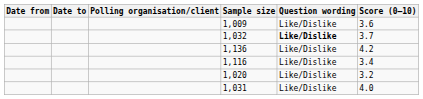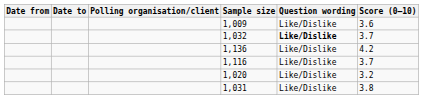(366, 62) 3.4 -> (366, 62) 3.7
(366, 88) 4.0 -> (366, 88) 3.8
